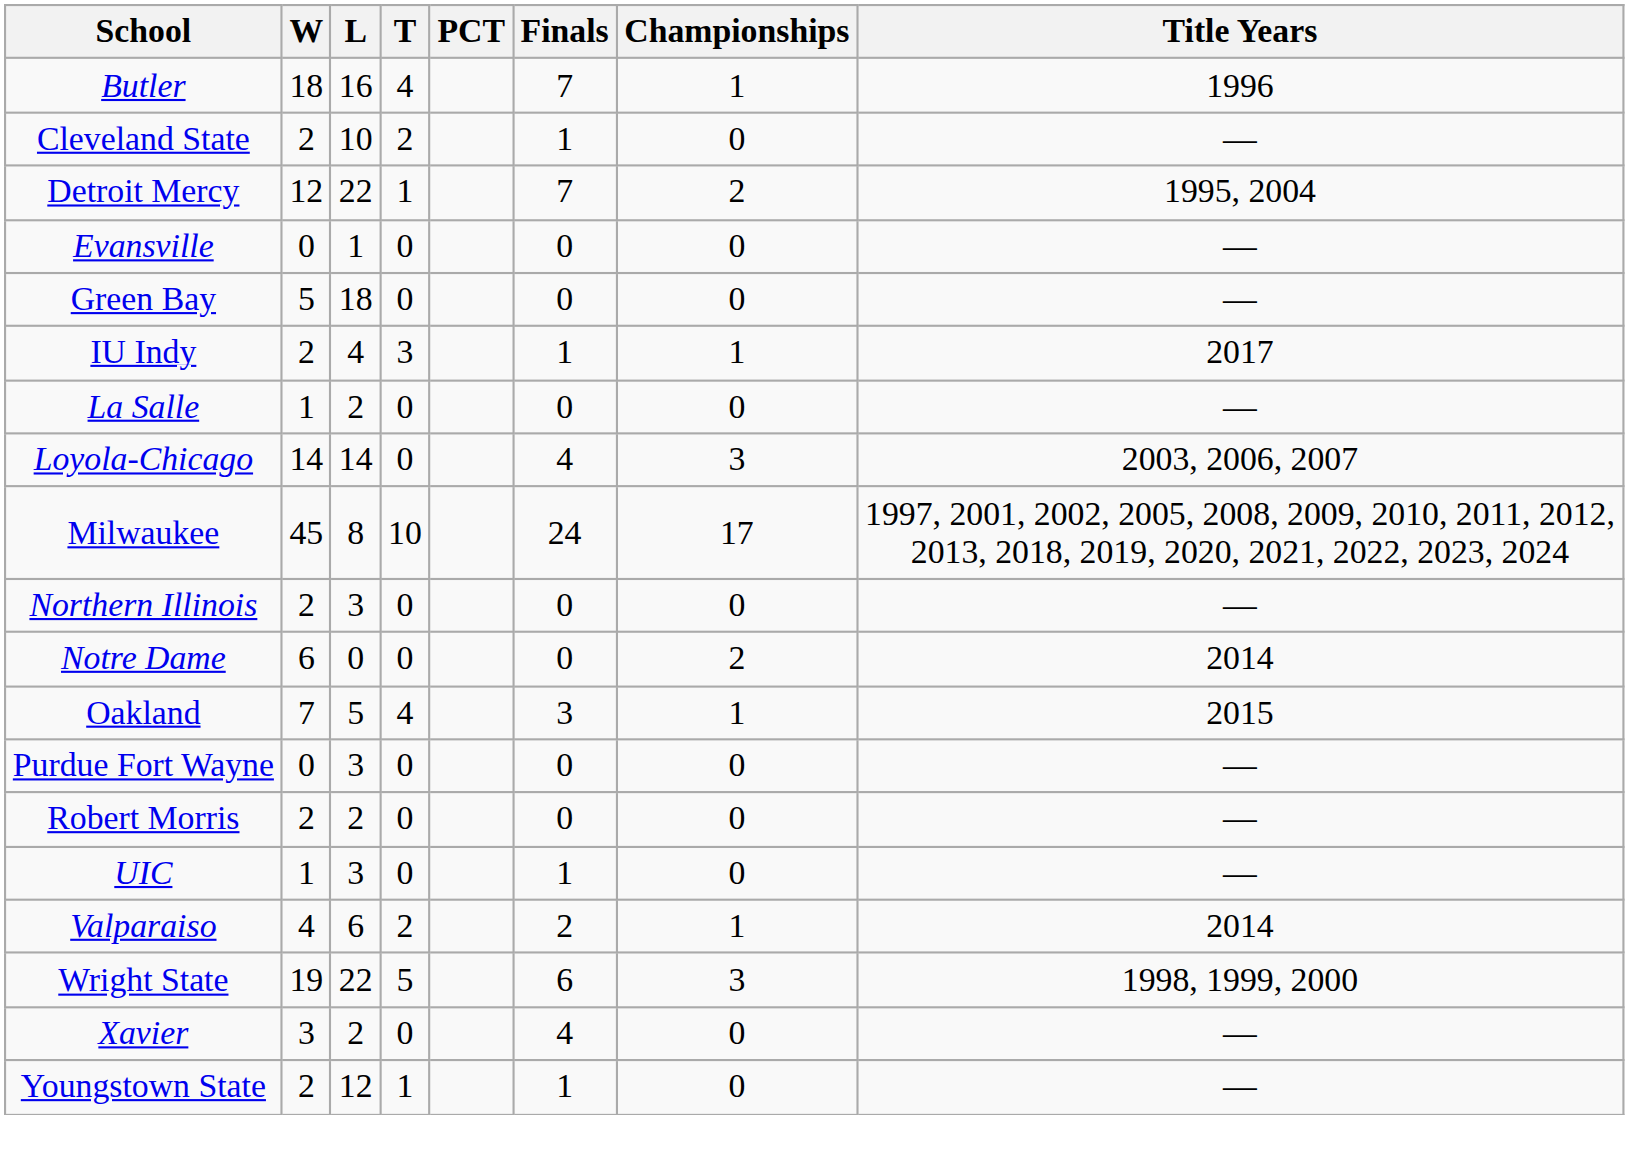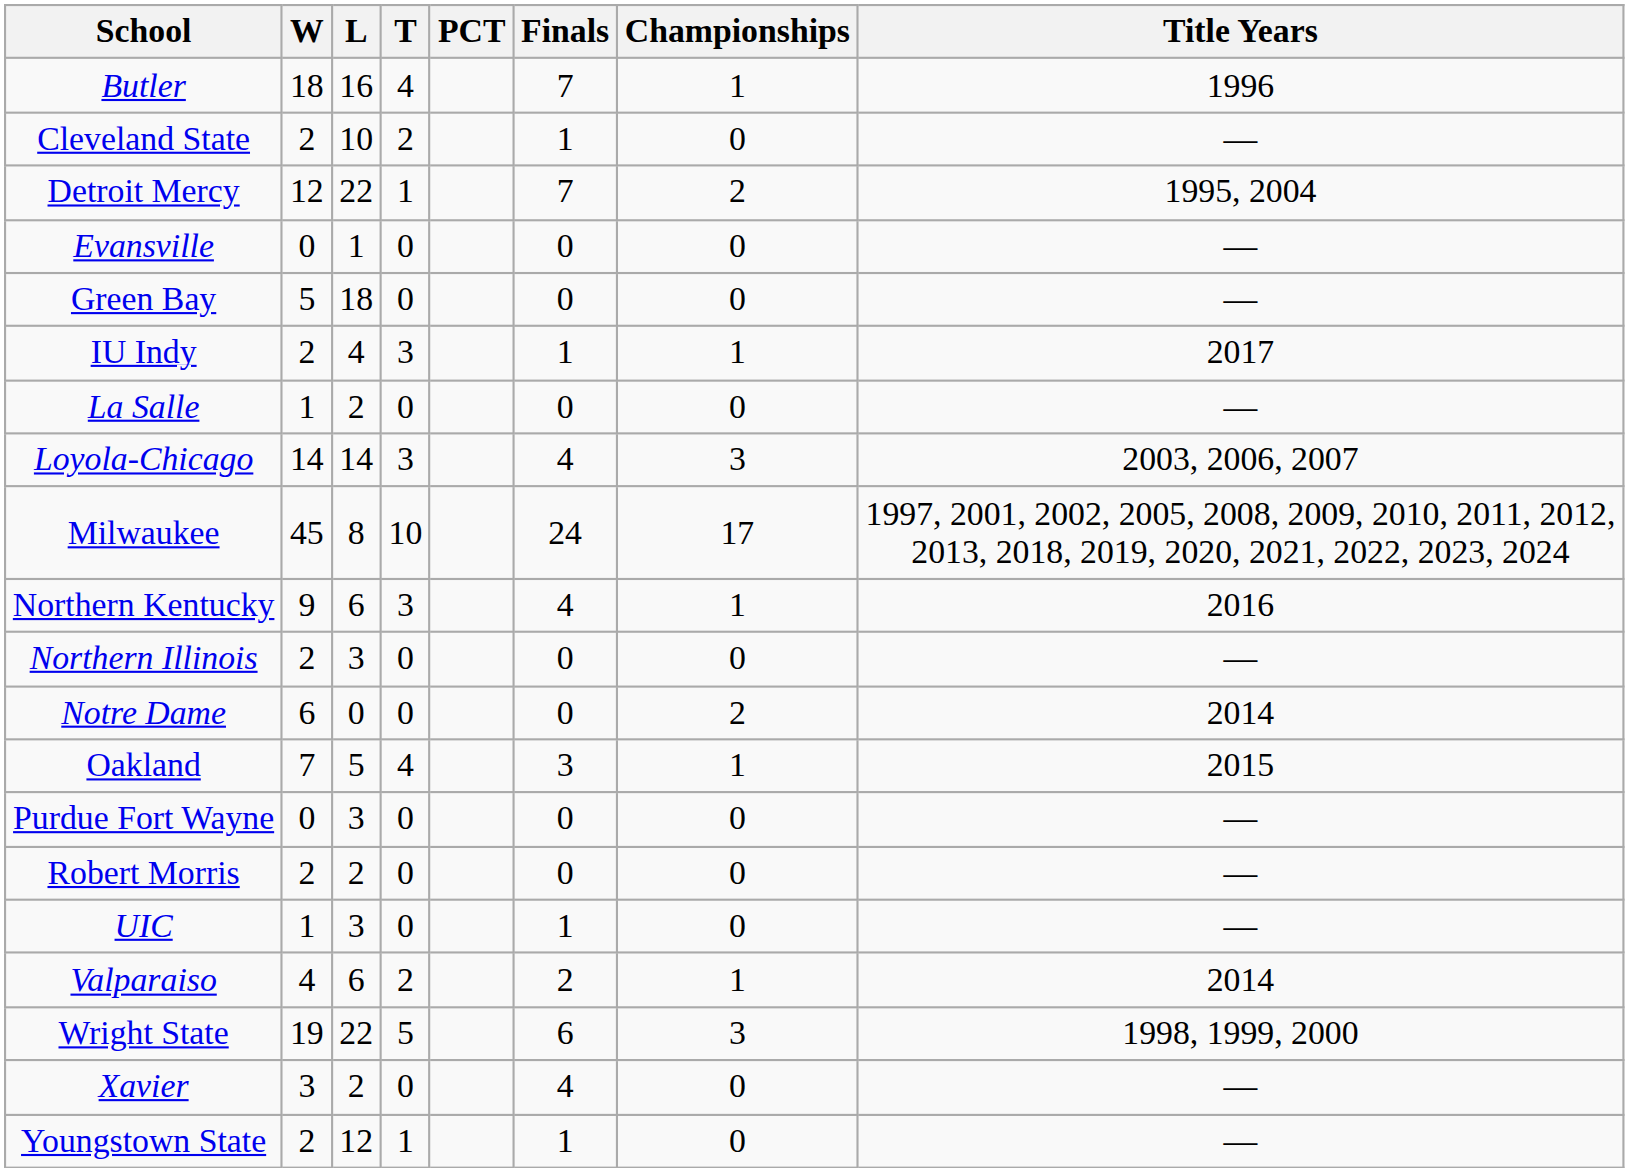(405, 459) 0 -> (405, 459) 3
+ row: (144, 604)
